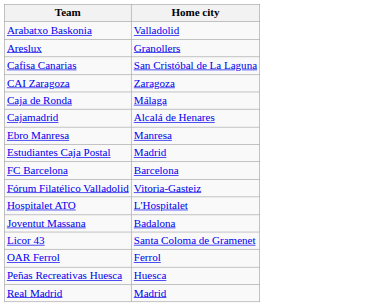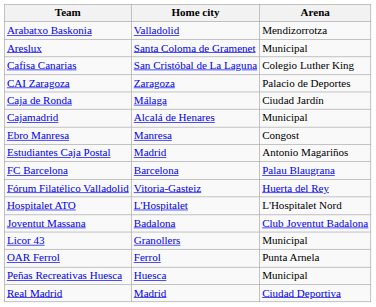+ column: (315, 13)
(157, 48) Granollers -> (195, 48) Santa Coloma de Gramenet
(195, 240) Santa Coloma de Gramenet -> (157, 240) Granollers
